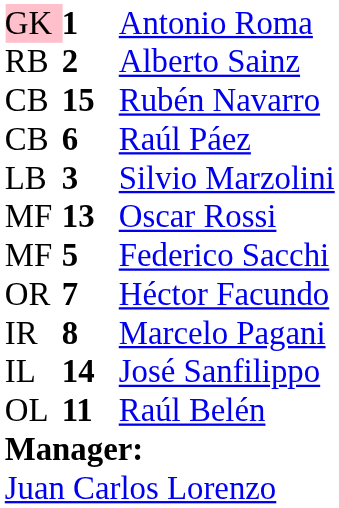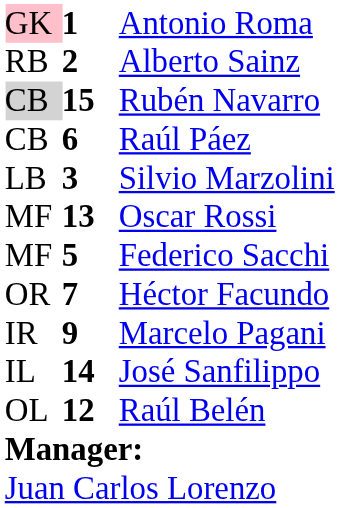(27, 100) no background -> (27, 100) lightgrey background
(70, 332) 8 -> (70, 332) 9
(77, 410) 11 -> (78, 410) 12
